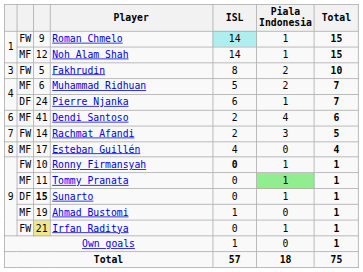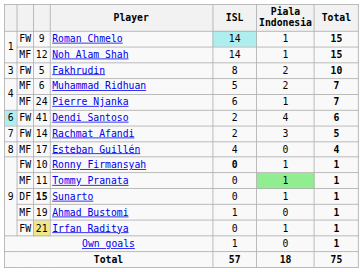(25, 102) DF -> (25, 102) MF
(11, 118) no background -> (11, 118) paleturquoise background
(25, 118) MF -> (25, 118) FW
